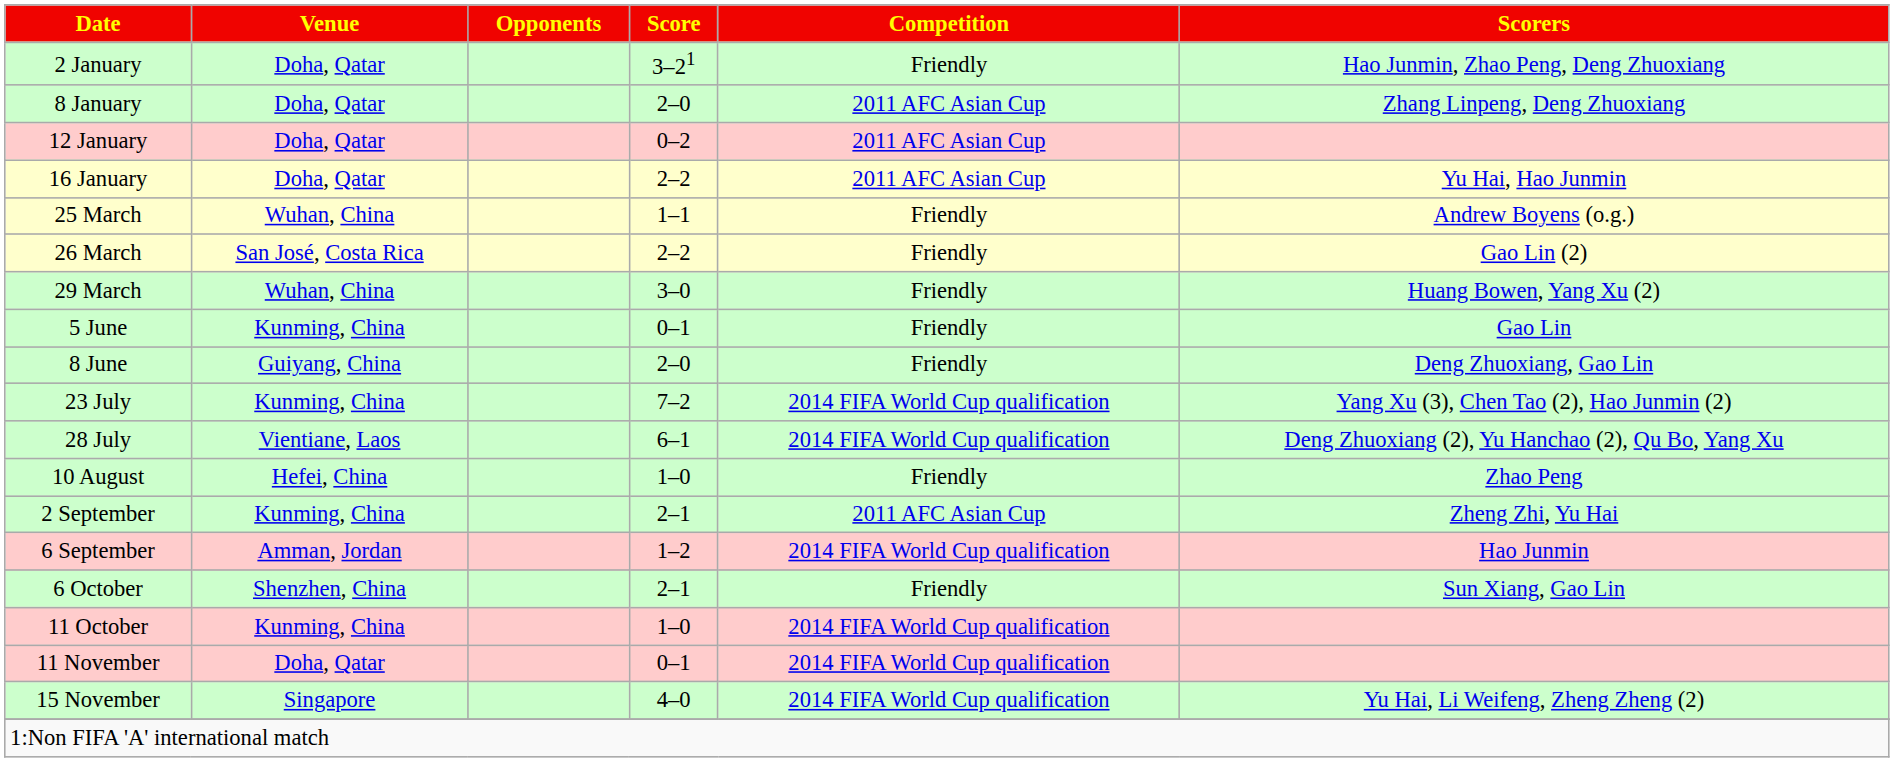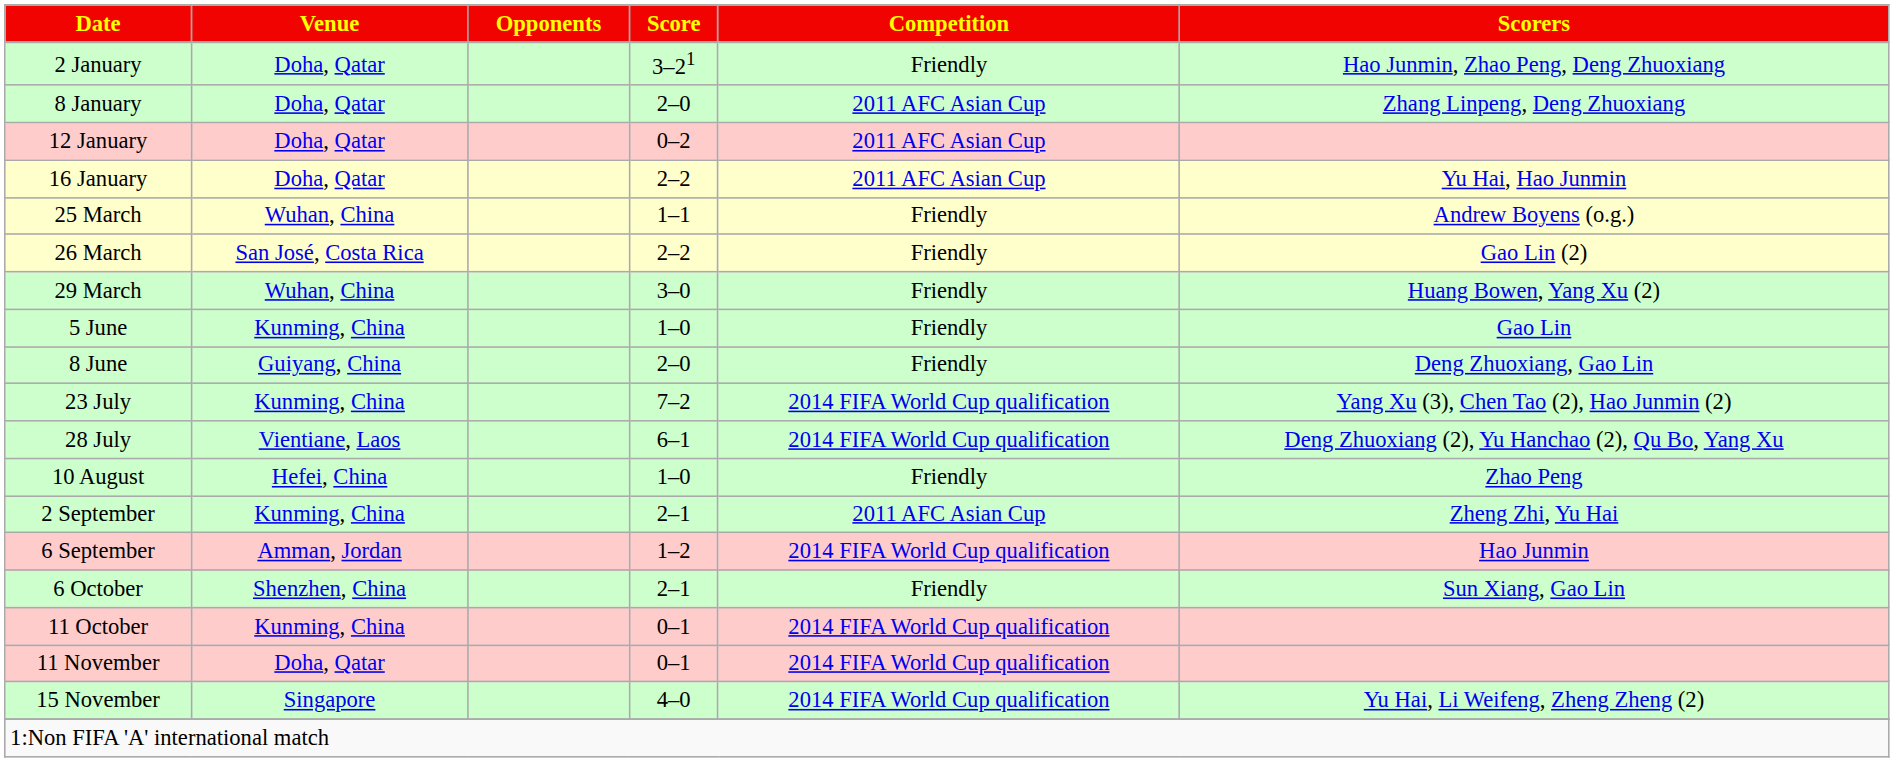(674, 327) 0–1 -> (674, 327) 1–0
(674, 626) 1–0 -> (674, 626) 0–1
